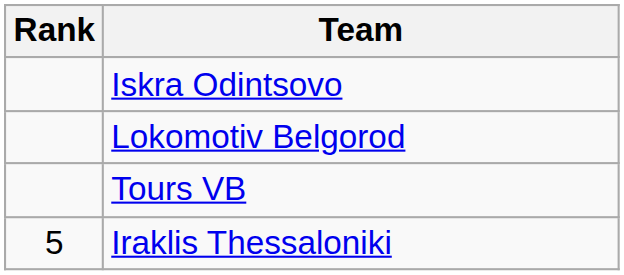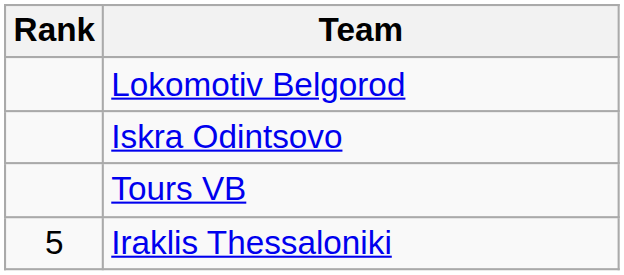rows swapped: (258, 136) <-> (227, 83)
